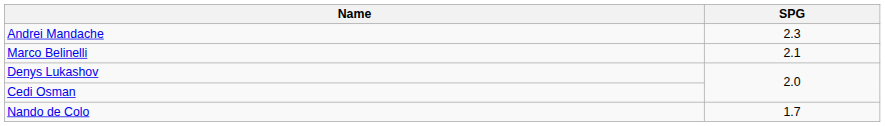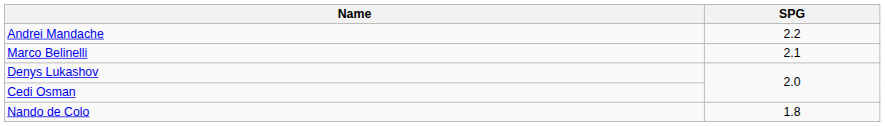(792, 33) 2.3 -> (792, 33) 2.2
(792, 111) 1.7 -> (792, 111) 1.8
